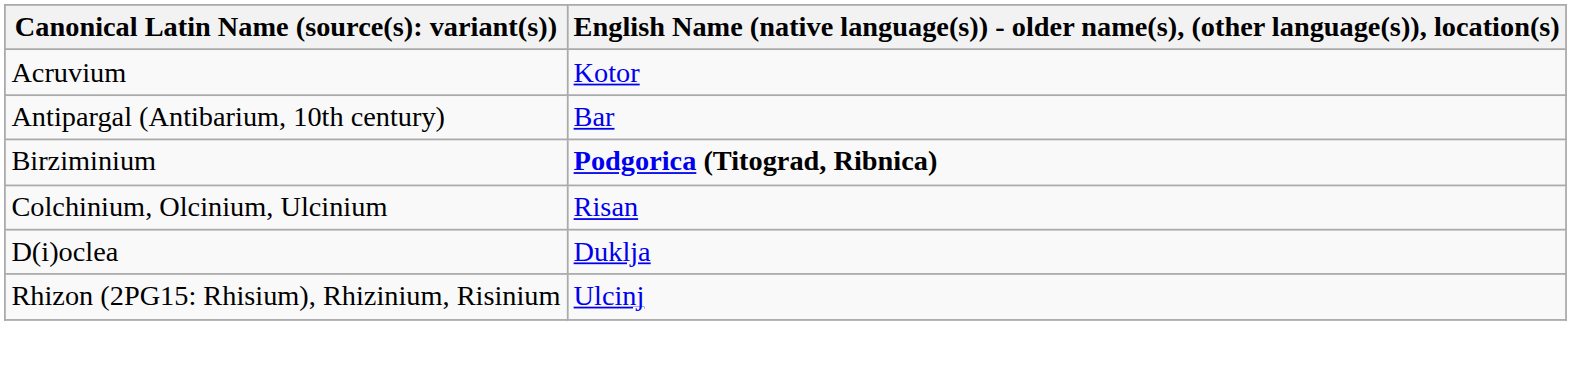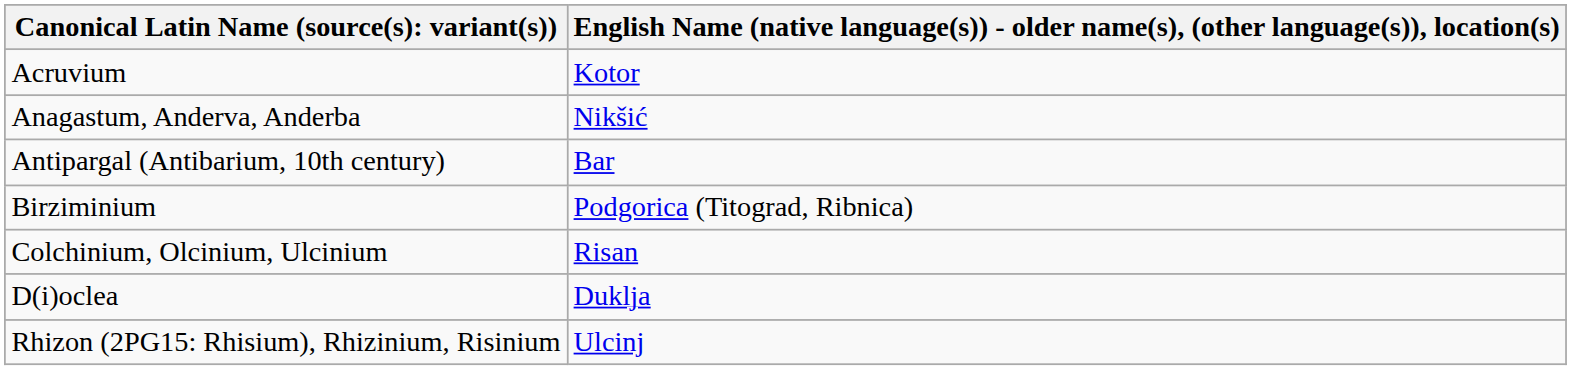+ row: (186, 116)
(755, 161) bold -> (743, 206) normal
